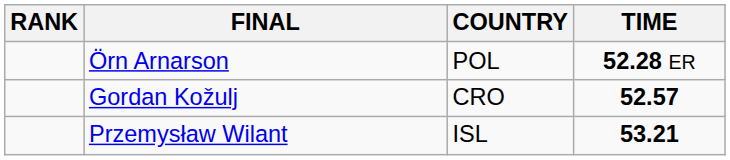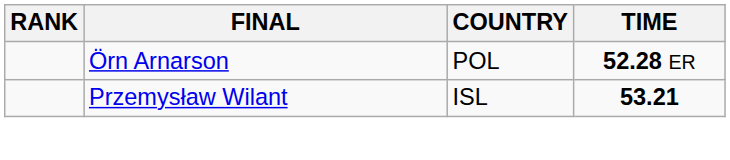- row: (163, 97)
